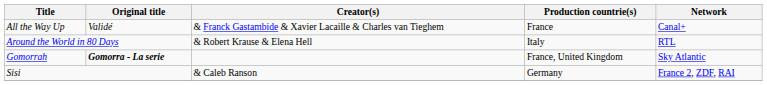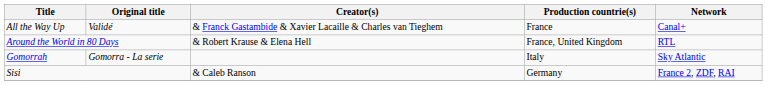(536, 42) Italy -> (574, 42) France, United Kingdom
(126, 57) bold -> (126, 57) normal
(575, 57) France, United Kingdom -> (535, 57) Italy
